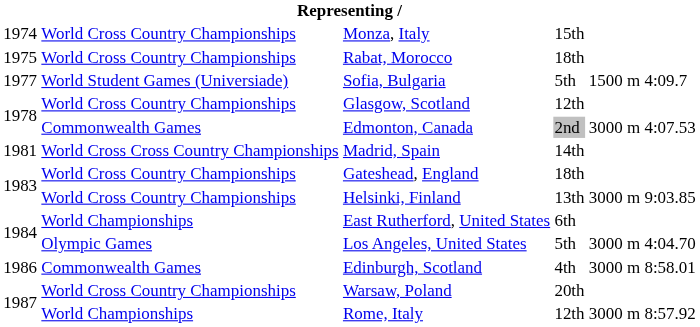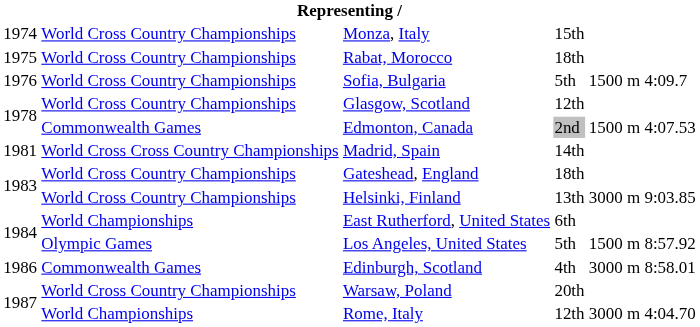(20, 80) 1977 -> (20, 80) 1976
(165, 80) World Student Games (Universiade) -> (169, 80) World Cross Country Championships
(614, 127) 3000 m -> (614, 127) 1500 m
(614, 243) 3000 m -> (614, 243) 1500 m
(670, 243) 4:04.70 -> (670, 243) 8:57.92
(670, 313) 8:57.92 -> (670, 313) 4:04.70
